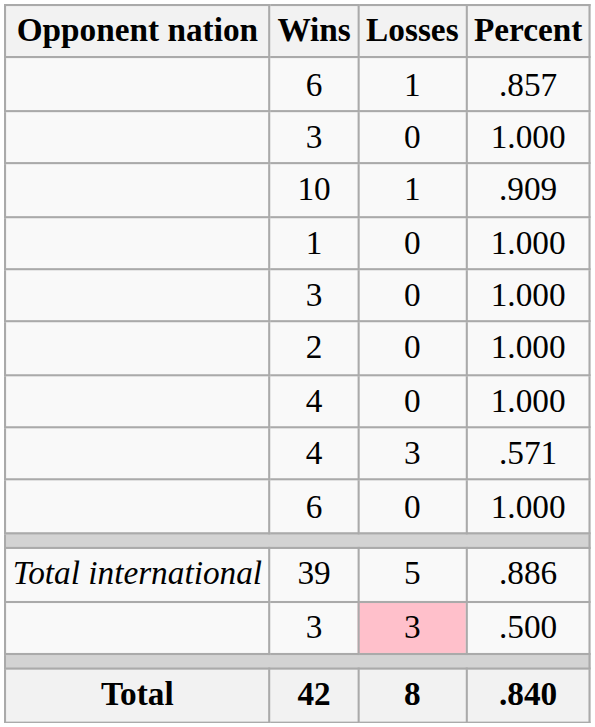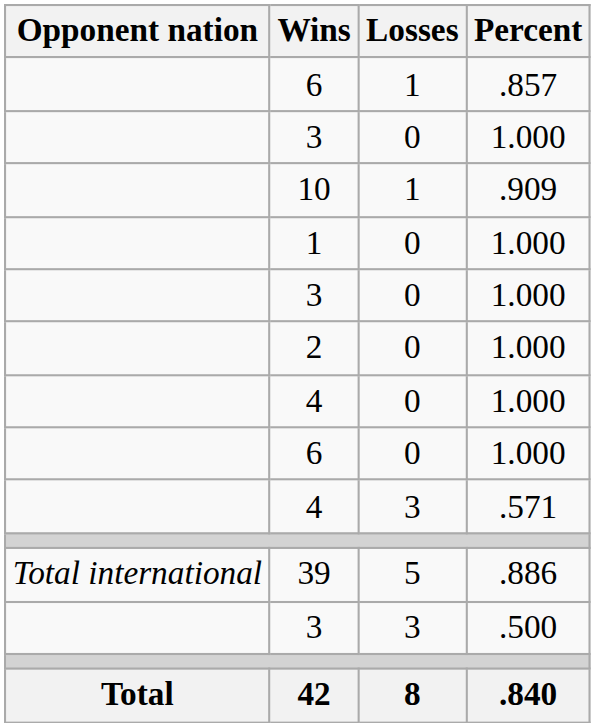rows swapped: (314, 453) <-> (314, 505)
(412, 626) pink background -> (412, 626) no background
